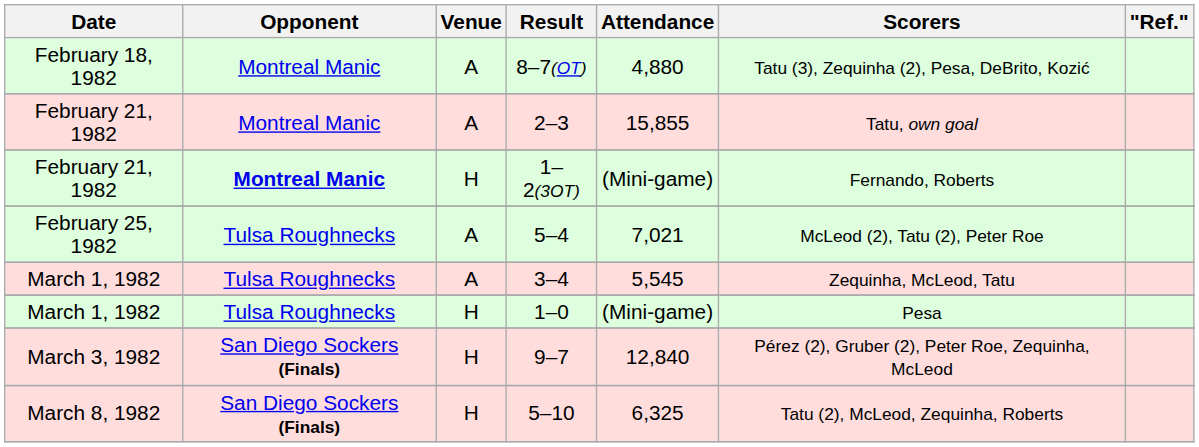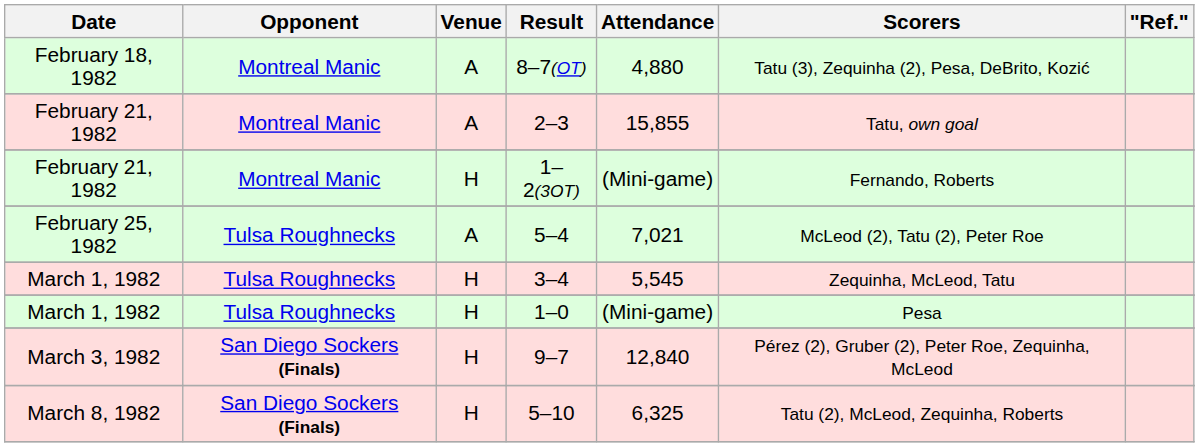(309, 178) bold -> (309, 178) normal
(471, 279) A -> (471, 279) H
